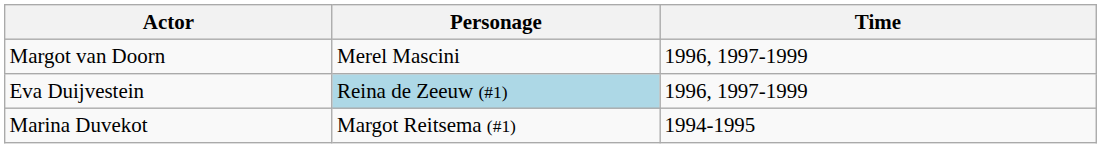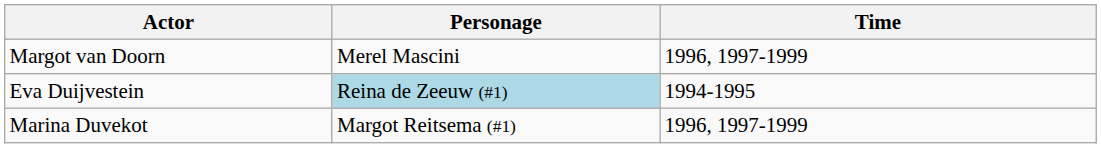(736, 91) 1996, 1997-1999 -> (710, 91) 1994-1995
(710, 125) 1994-1995 -> (736, 125) 1996, 1997-1999
